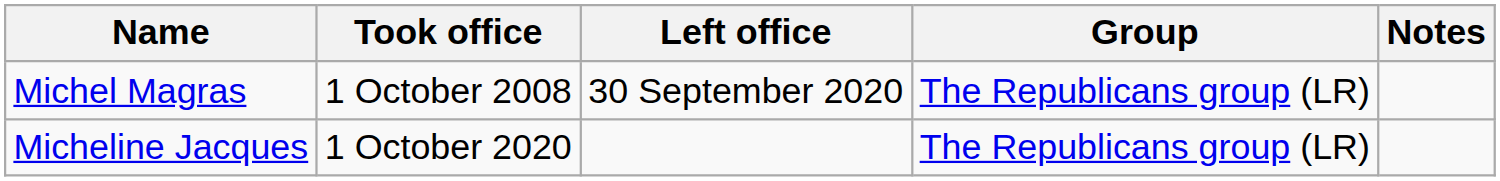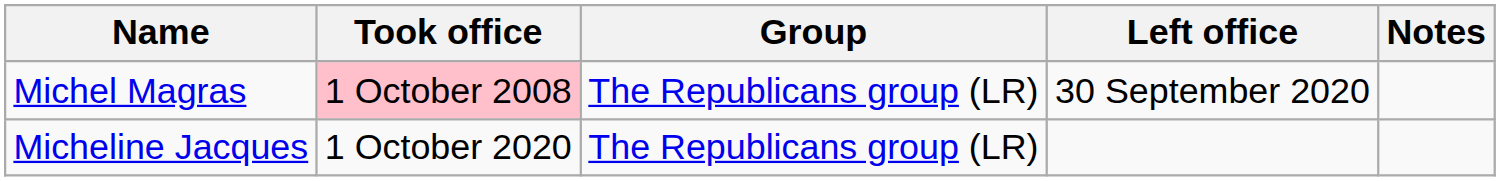columns swapped: (746, 32) <-> (1145, 32)
(448, 89) no background -> (448, 89) pink background
